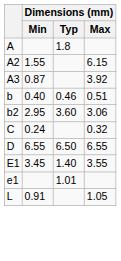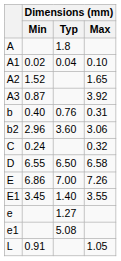+ row: (13, 63)
(35, 63) 1.55 -> (35, 79) 1.52
(97, 63) 6.15 -> (97, 79) 1.65
(66, 96) 0.46 -> (66, 113) 0.76
(97, 96) 0.51 -> (97, 113) 0.31
(35, 113) 2.95 -> (35, 130) 2.96
(97, 146) 6.55 -> (97, 163) 6.58
+ row: (10, 180)
+ row: (10, 213)
(66, 180) 1.01 -> (66, 230) 5.08
